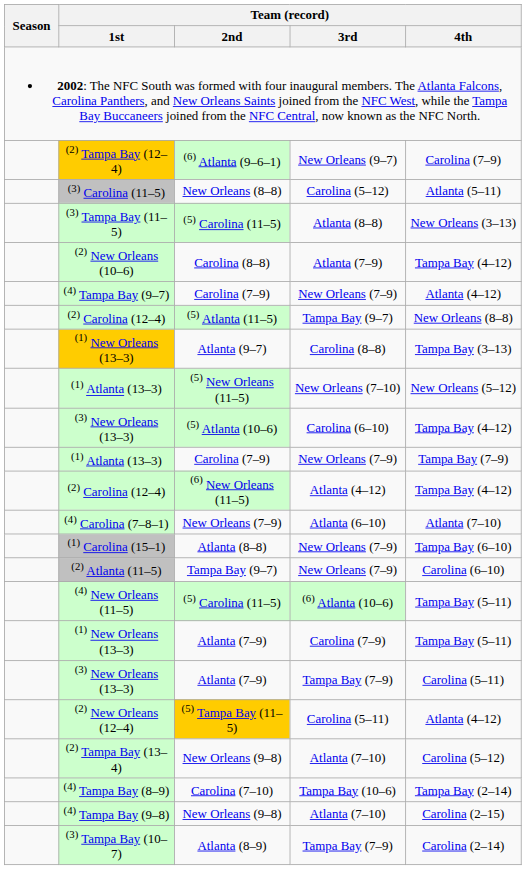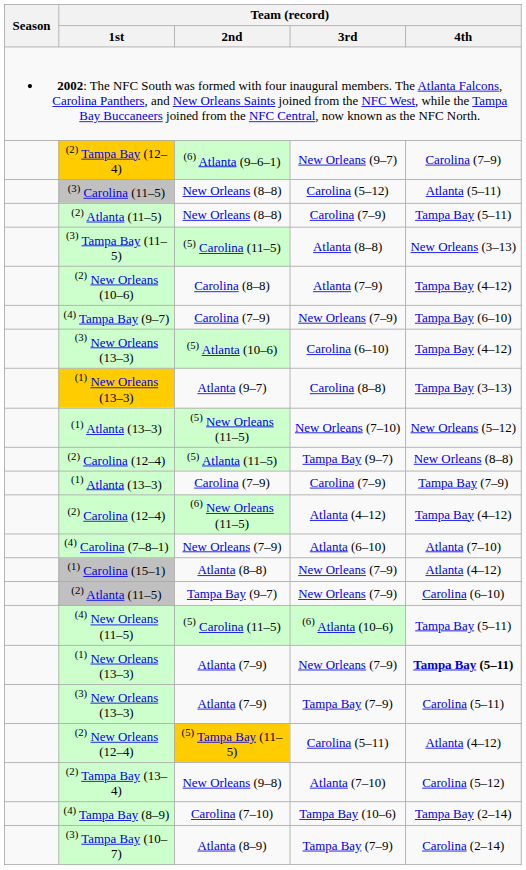+ row: (116, 215)
(463, 293) Atlanta (4–12) -> (463, 317) Tampa Bay (6–10)
rows swapped: (116, 317) <-> (116, 427)
(348, 459) New Orleans (7–9) -> (348, 483) Carolina (7–9)
(463, 546) Tampa Bay (6–10) -> (463, 570) Atlanta (4–12)
(348, 640) Carolina (7–9) -> (348, 664) New Orleans (7–9)
(463, 640) normal -> (463, 664) bold
- row: (116, 813)
